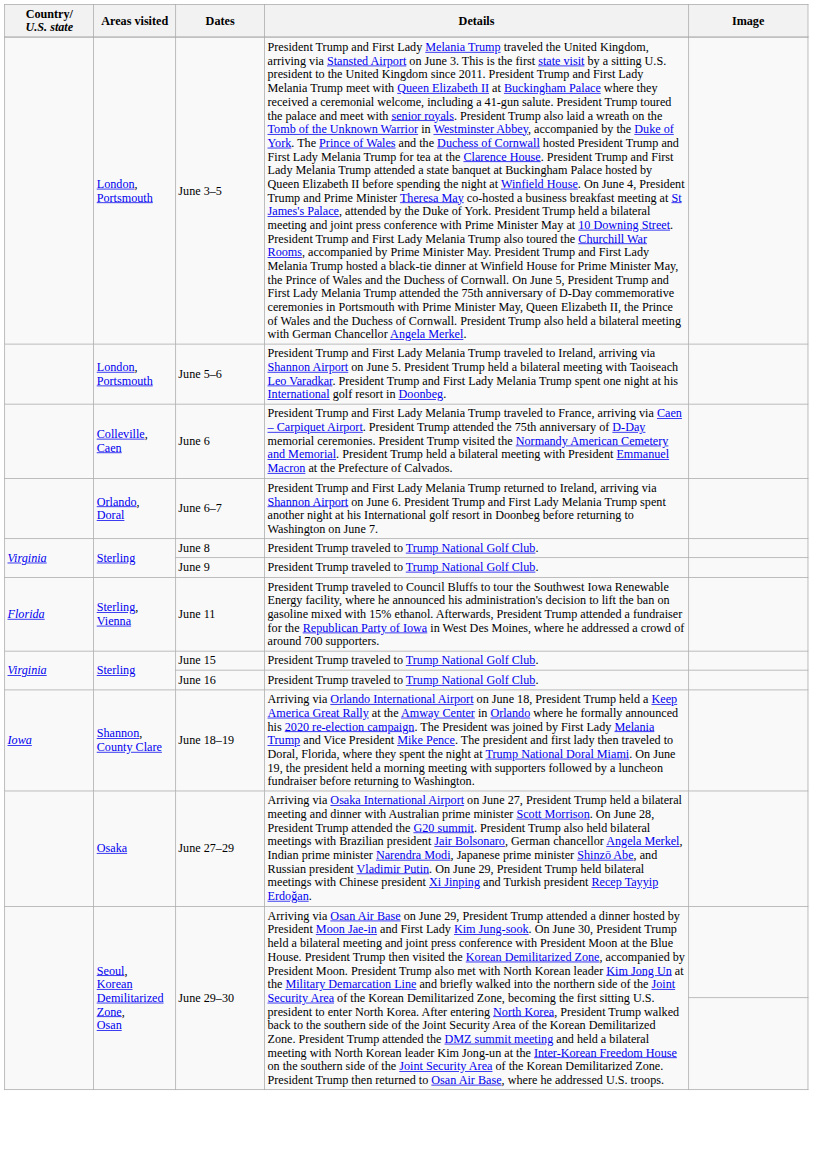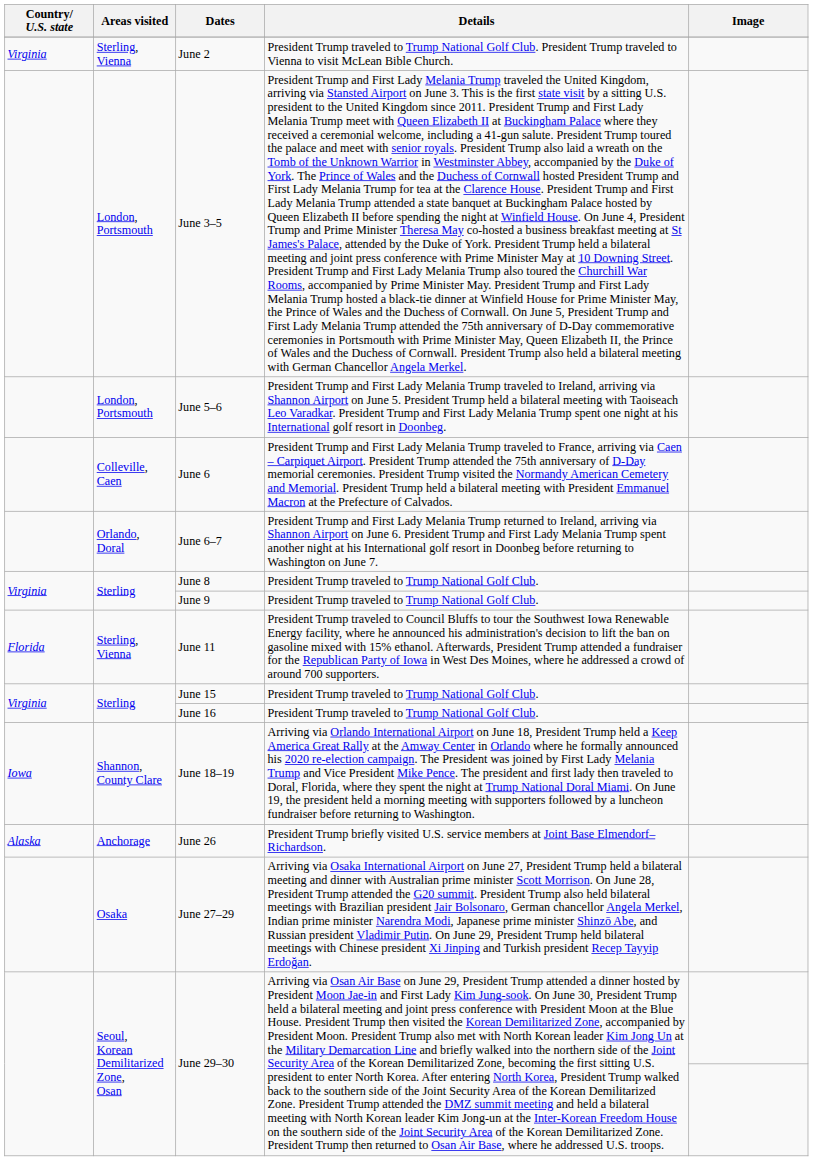+ row: (194, 53)
+ row: (197, 840)
